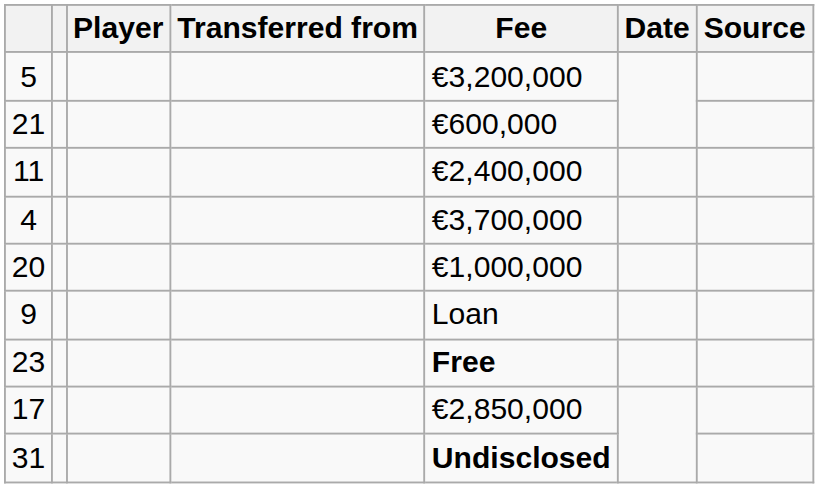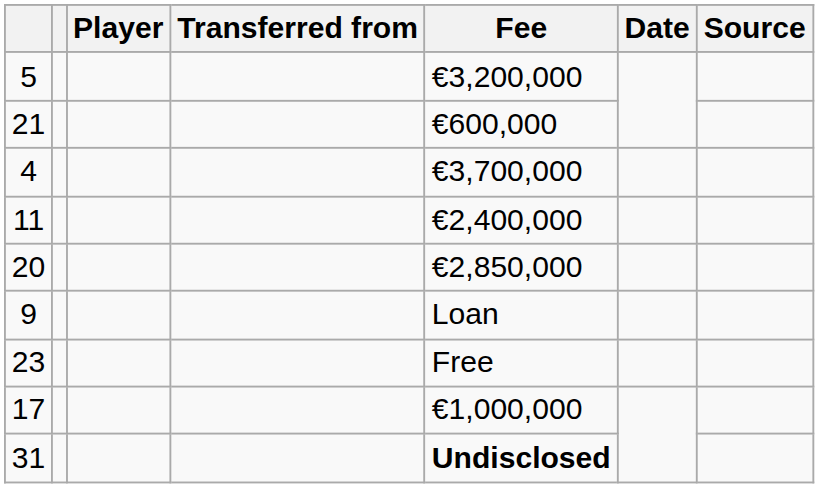rows swapped: (29, 171) <-> (29, 219)
(507, 266) €1,000,000 -> (507, 266) €2,850,000
(464, 362) bold -> (463, 362) normal
(507, 409) €2,850,000 -> (507, 409) €1,000,000
